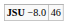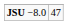(56, 12) 46 -> (56, 12) 47
